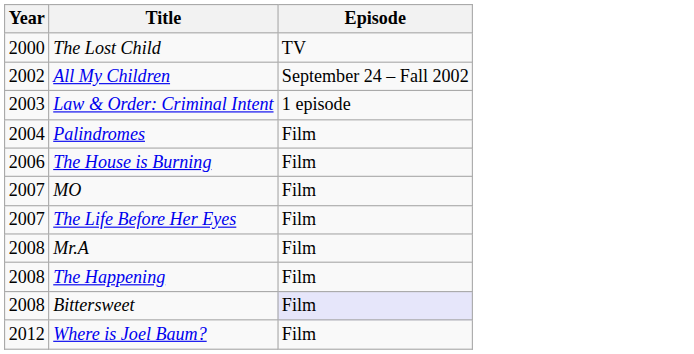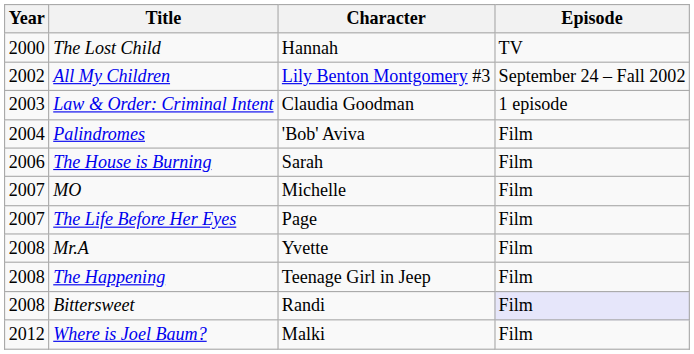+ column: (386, 18)
